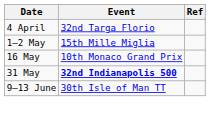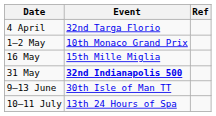(108, 43) 15th Mille Miglia -> (127, 43) 10th Monaco Grand Prix
(122, 58) 10th Monaco Grand Prix -> (113, 58) 15th Mille Miglia
+ row: (34, 104)
